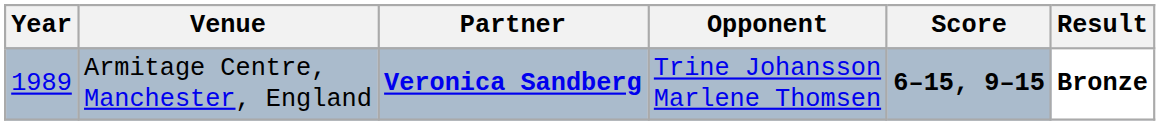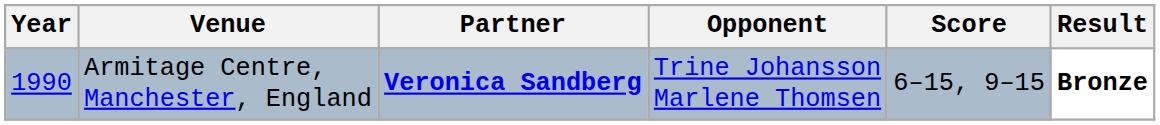(41, 84) 1989 -> (41, 84) 1990
(969, 84) bold -> (969, 84) normal
